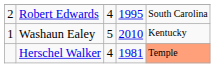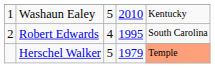rows swapped: (57, 33) <-> (59, 14)
(110, 53) 4 -> (110, 53) 5
(131, 53) 1981 -> (131, 53) 1979
